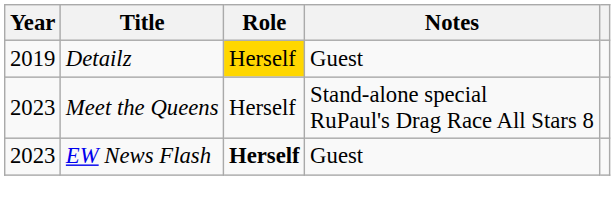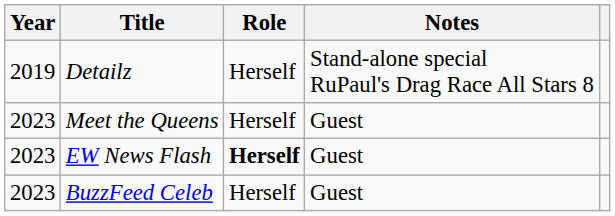(262, 58) gold background -> (262, 71) no background
(337, 58) Guest -> (452, 71) Stand-alone special RuPaul's Drag Race All Stars 8
(452, 107) Stand-alone special RuPaul's Drag Race All Stars 8 -> (337, 120) Guest
+ row: (139, 192)
